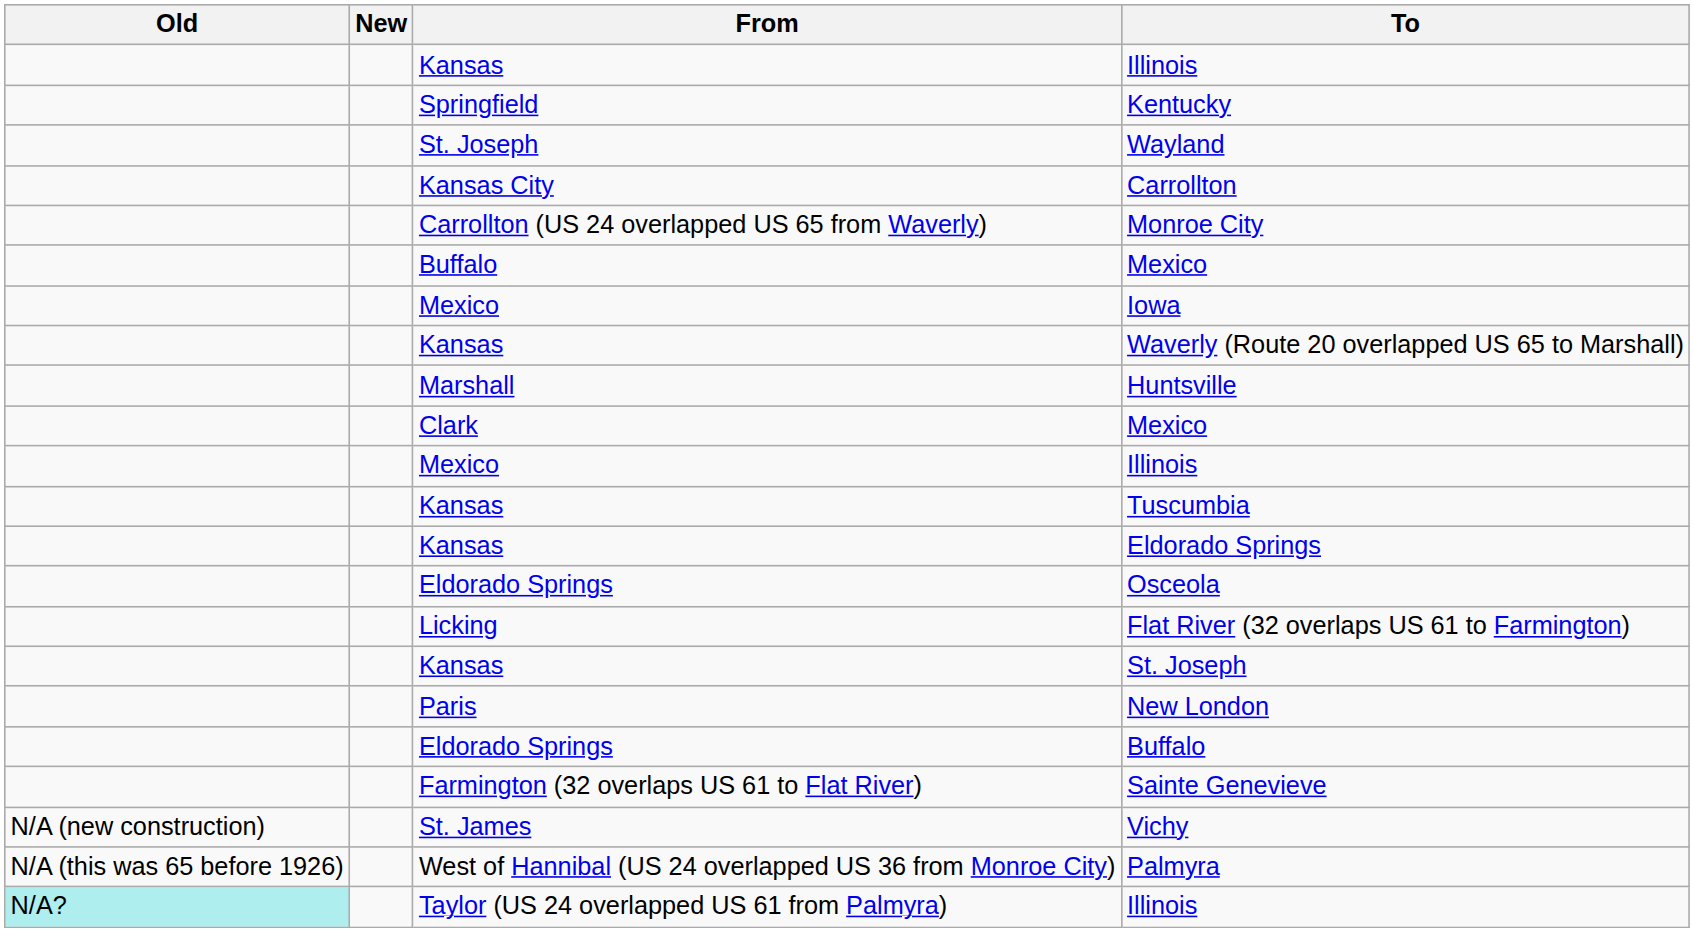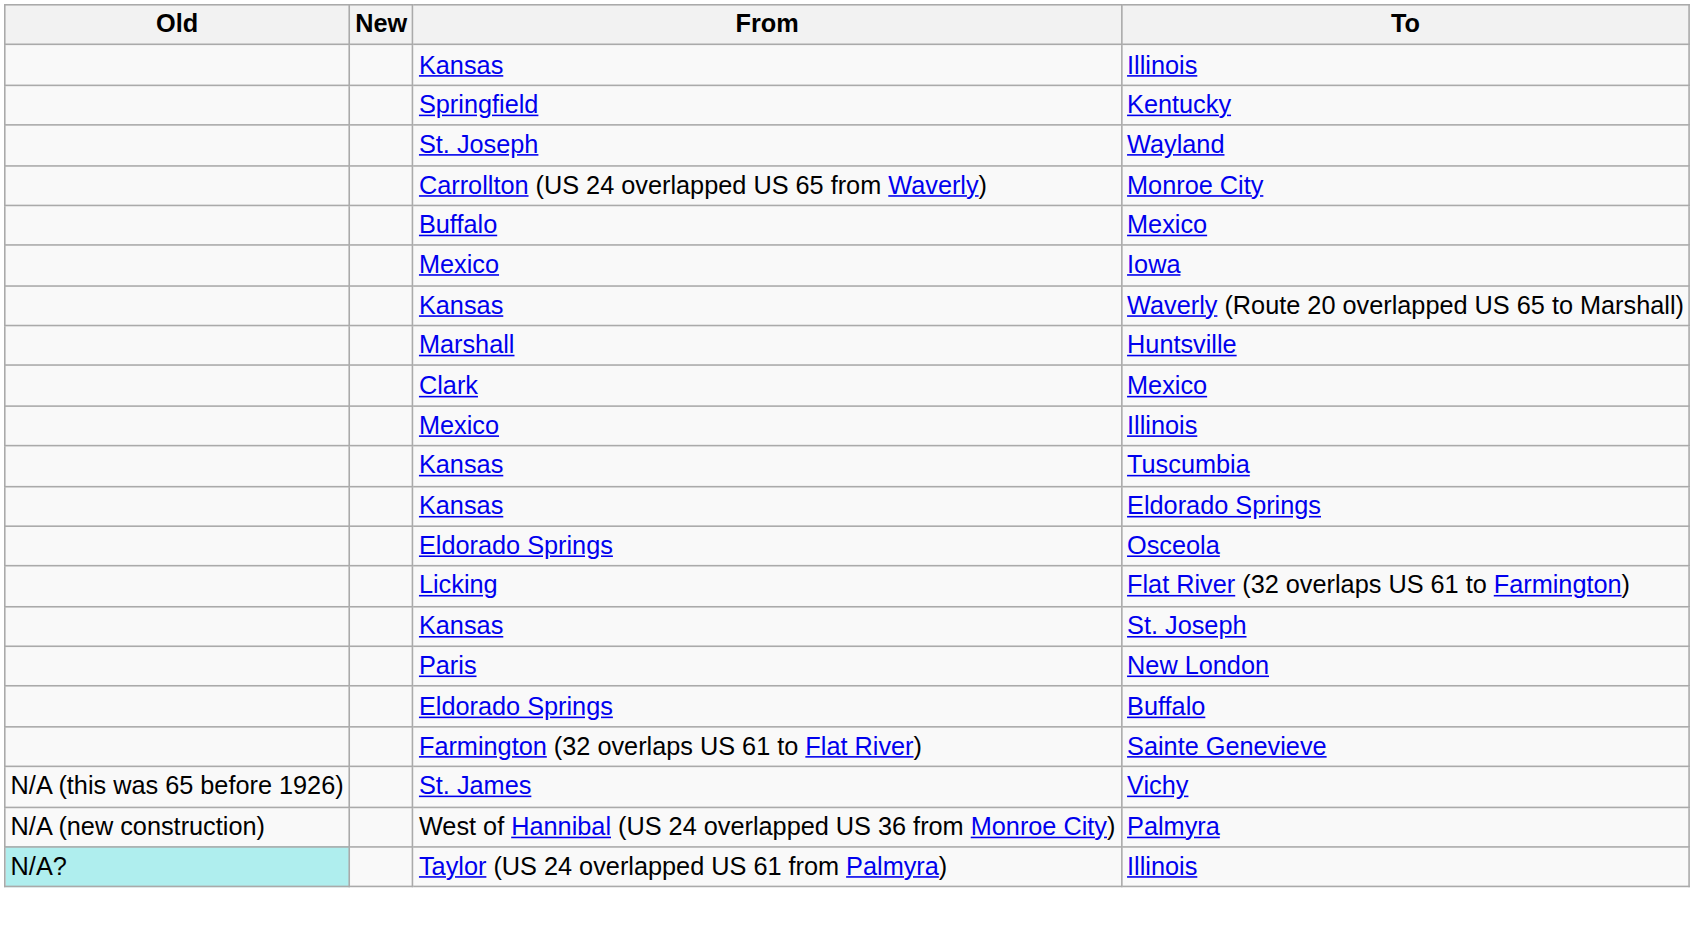- row: (486, 184)
(138, 826) N/A (new construction) -> (177, 786) N/A (this was 65 before 1926)
(177, 866) N/A (this was 65 before 1926) -> (138, 826) N/A (new construction)
